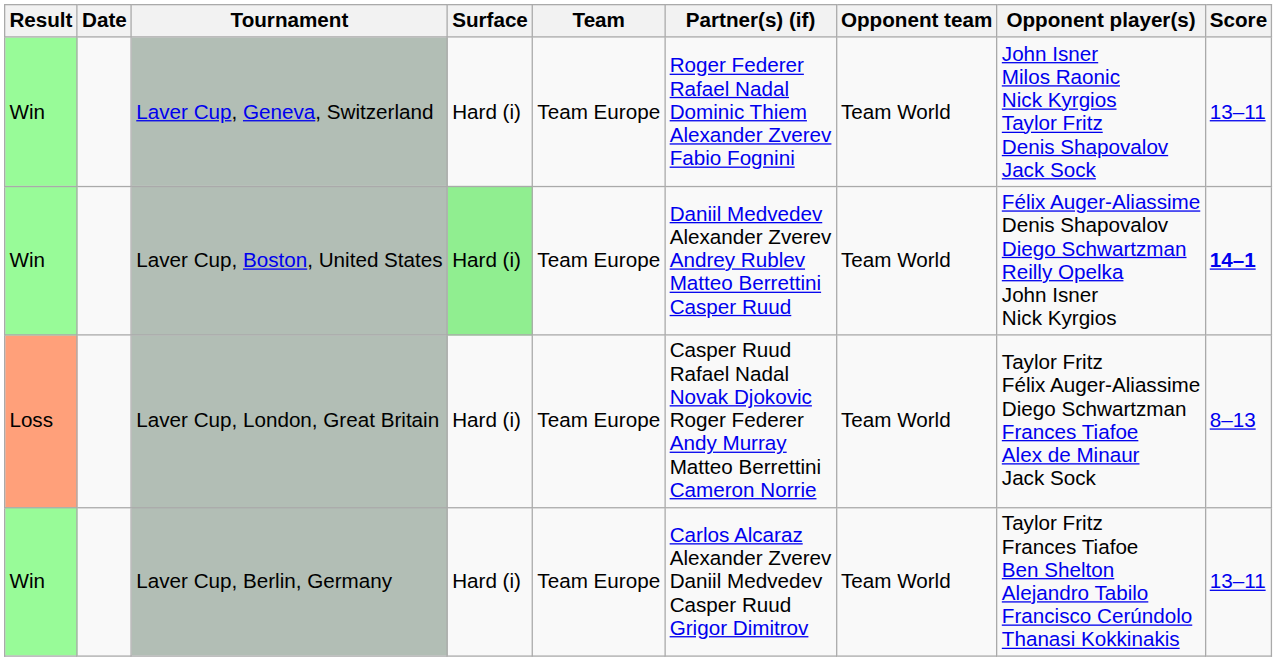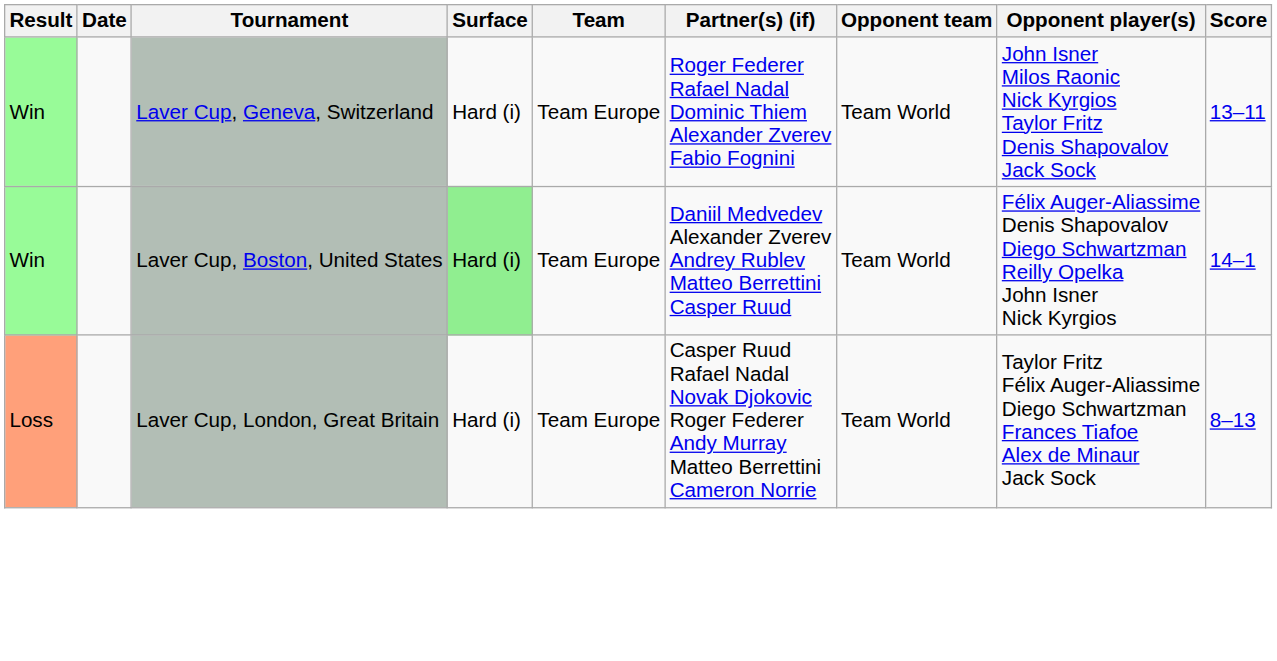(1233, 260) bold -> (1233, 260) normal
- row: (264, 581)
